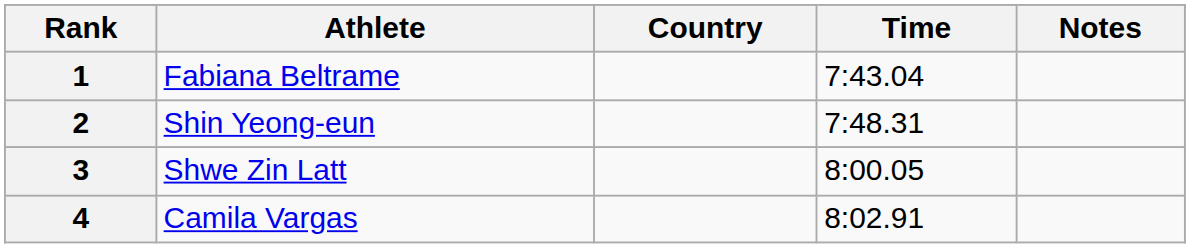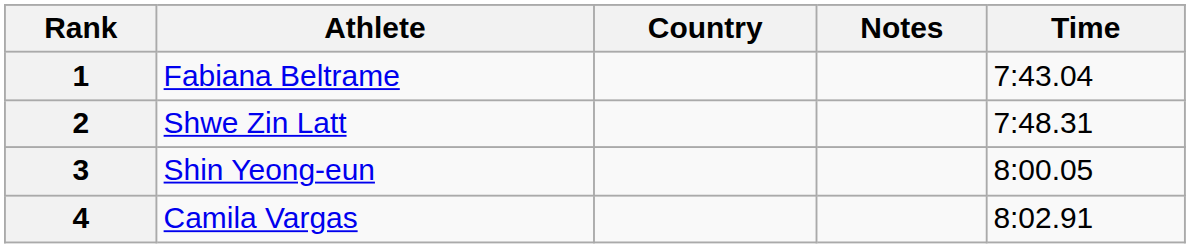columns swapped: (917, 28) <-> (1100, 28)
(269, 123) Shin Yeong-eun -> (255, 123) Shwe Zin Latt
(255, 170) Shwe Zin Latt -> (269, 170) Shin Yeong-eun
